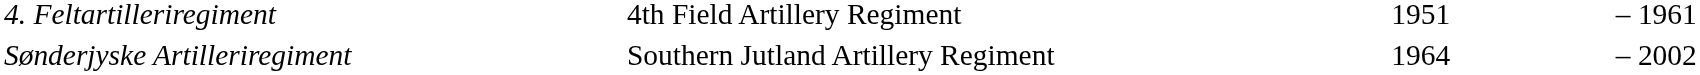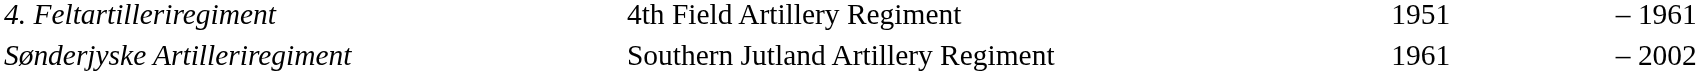(1421, 55) 1964 -> (1421, 55) 1961
